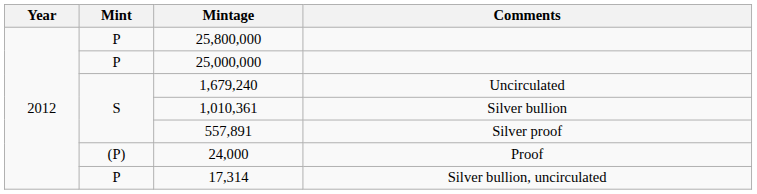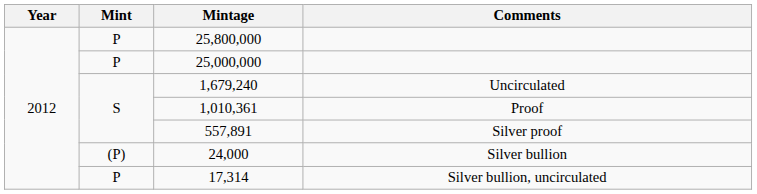(527, 108) Silver bullion -> (527, 108) Proof
(527, 154) Proof -> (527, 154) Silver bullion
